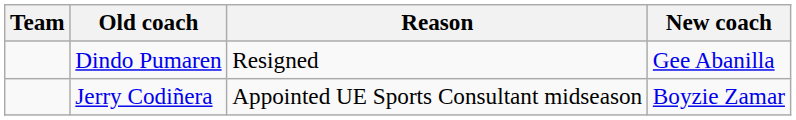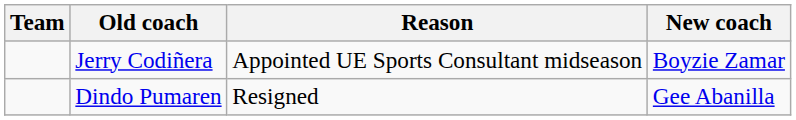rows swapped: (148, 59) <-> (144, 96)
